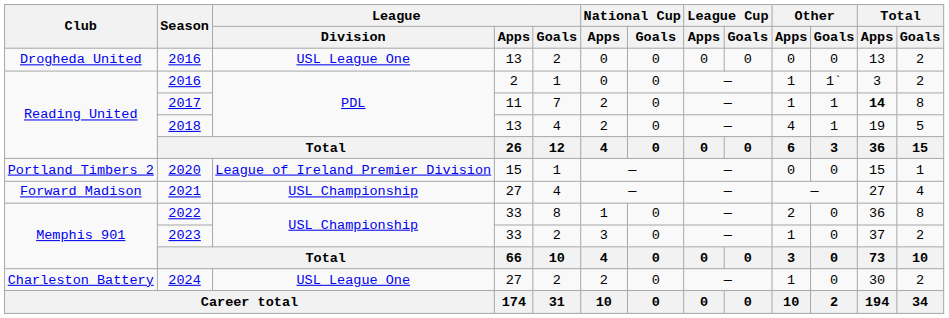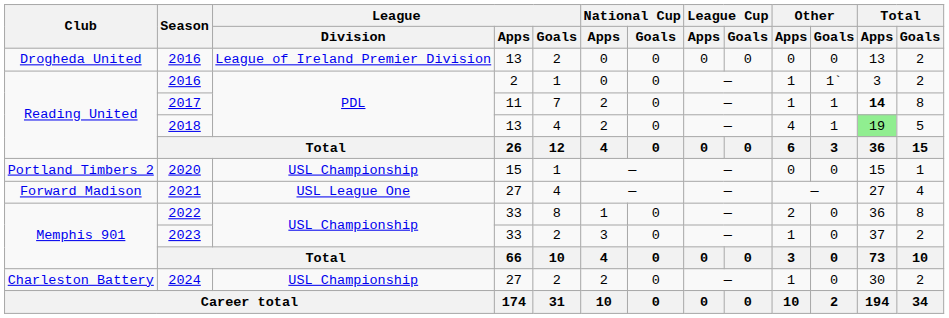(353, 60) USL League One -> (353, 60) League of Ireland Premier Division
(877, 126) no background -> (877, 126) lightgreen background
(353, 170) League of Ireland Premier Division -> (353, 170) USL Championship
(353, 192) USL Championship -> (353, 192) USL League One
(353, 280) USL League One -> (353, 280) USL Championship
